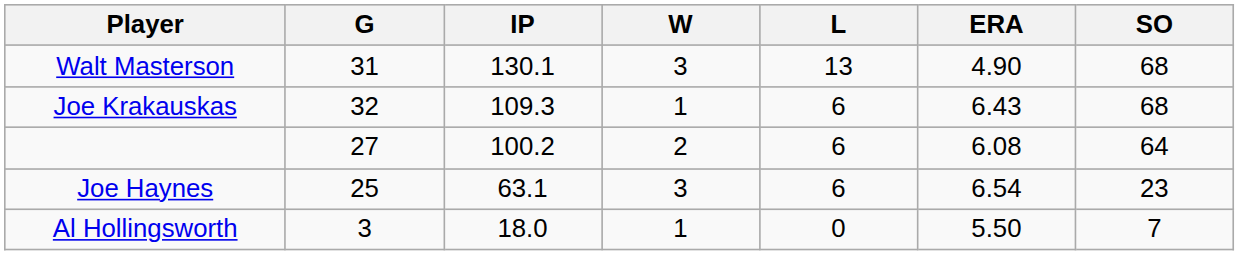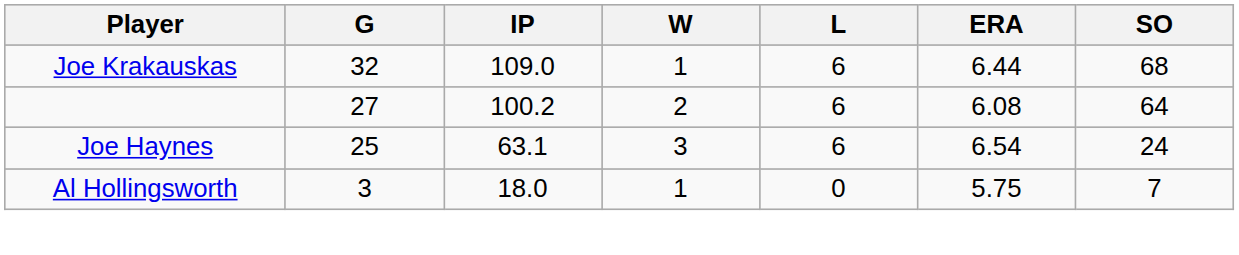- row: (145, 65)
(523, 106) 109.3 -> (523, 65) 109.0
(996, 106) 6.43 -> (996, 65) 6.44
(1154, 188) 23 -> (1154, 147) 24
(996, 229) 5.50 -> (996, 188) 5.75
